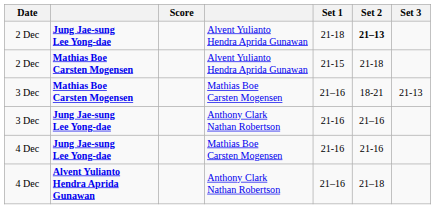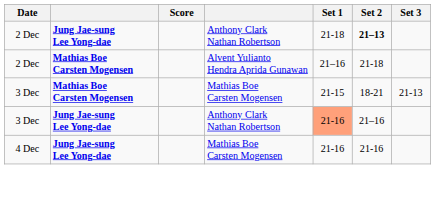(258, 35) Alvent Yulianto Hendra Aprida Gunawan -> (244, 35) Anthony Clark Nathan Robertson
(332, 64) 21-15 -> (332, 64) 21–16
(332, 92) 21–16 -> (332, 92) 21-15
(332, 121) no background -> (332, 121) lightsalmon background
- row: (27, 184)
